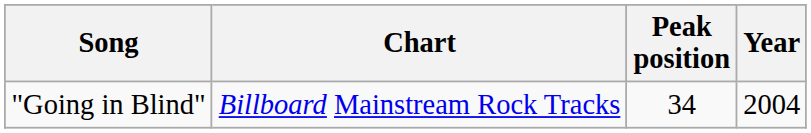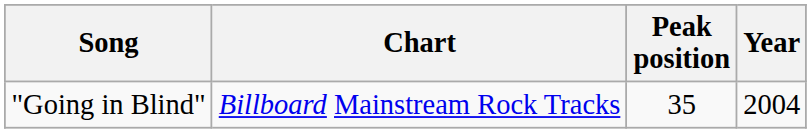(682, 104) 34 -> (682, 104) 35
